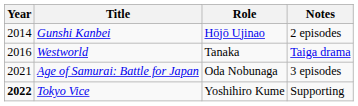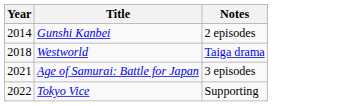- column: (245, 14)
(19, 52) 2016 -> (19, 52) 2018
(19, 91) bold -> (19, 91) normal
